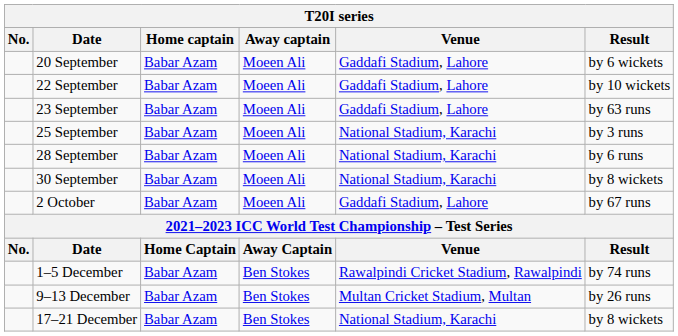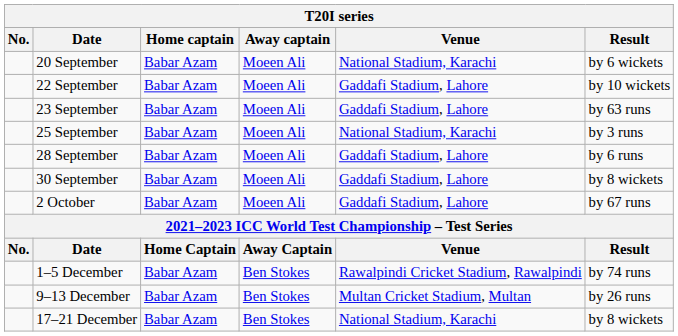(414, 62) Gaddafi Stadium, Lahore -> (418, 62) National Stadium, Karachi
(418, 156) National Stadium, Karachi -> (414, 156) Gaddafi Stadium, Lahore
(418, 179) National Stadium, Karachi -> (414, 179) Gaddafi Stadium, Lahore
